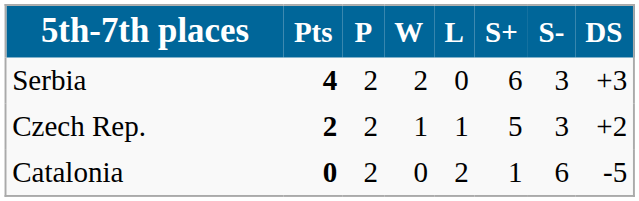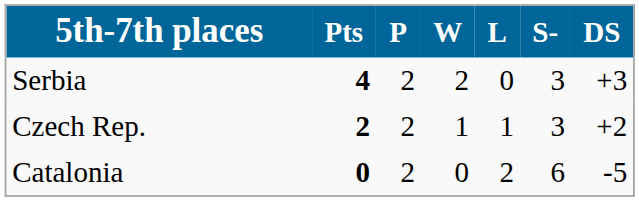- column: (501, 31)
